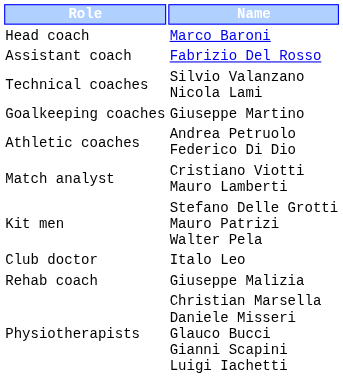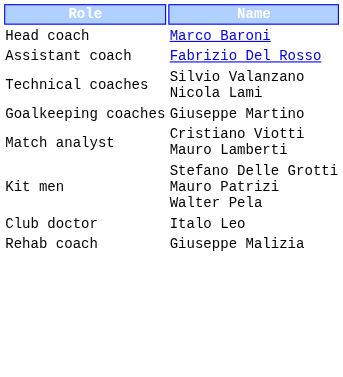- row: (73, 142)
- row: (73, 334)
